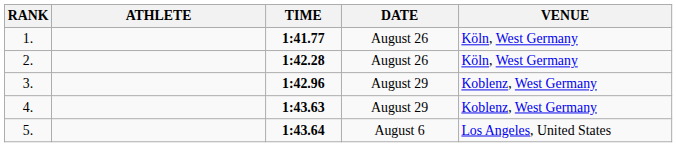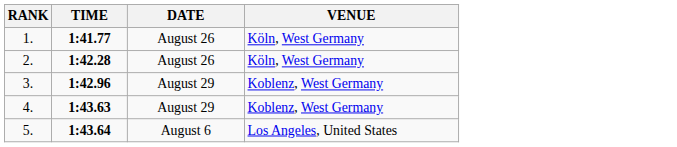- column: (159, 16)
